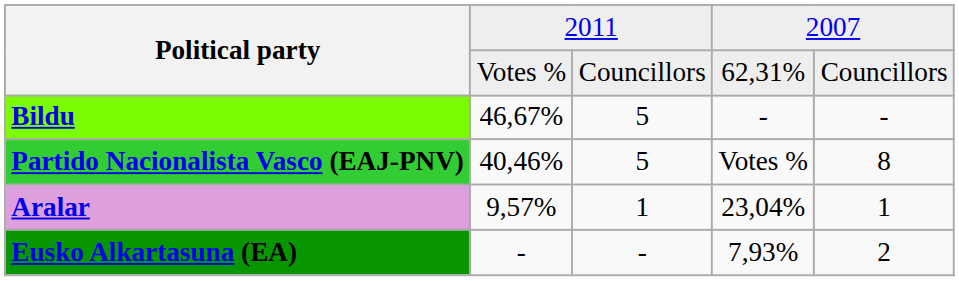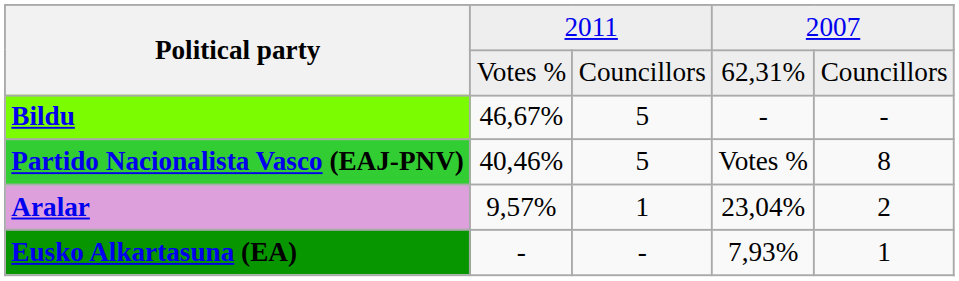(884, 206) 1 -> (884, 206) 2
(884, 251) 2 -> (884, 251) 1
